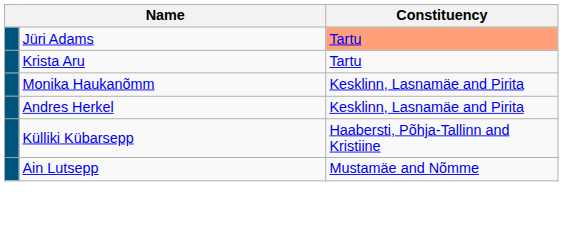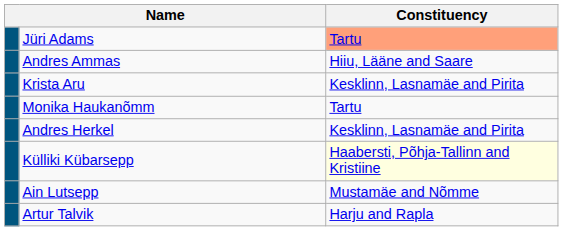+ row: (71, 61)
(345, 61) Tartu -> (427, 84) Kesklinn, Lasnamäe and Pirita
(427, 84) Kesklinn, Lasnamäe and Pirita -> (345, 107) Tartu
(419, 138) no background -> (419, 161) lightyellow background
+ row: (58, 214)
